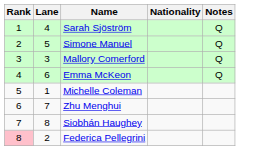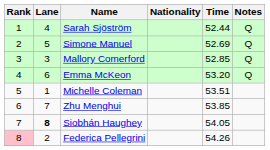+ column: (218, 12)
(47, 122) normal -> (47, 122) bold
